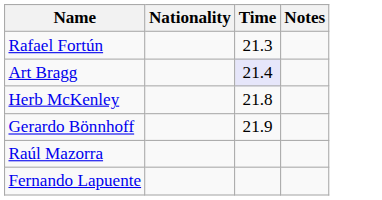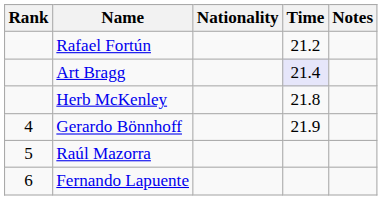+ column: (28, 18)
(258, 45) 21.3 -> (305, 45) 21.2
